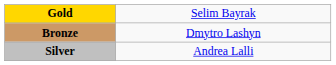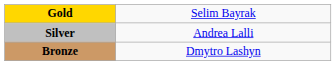rows swapped: (60, 51) <-> (60, 32)
